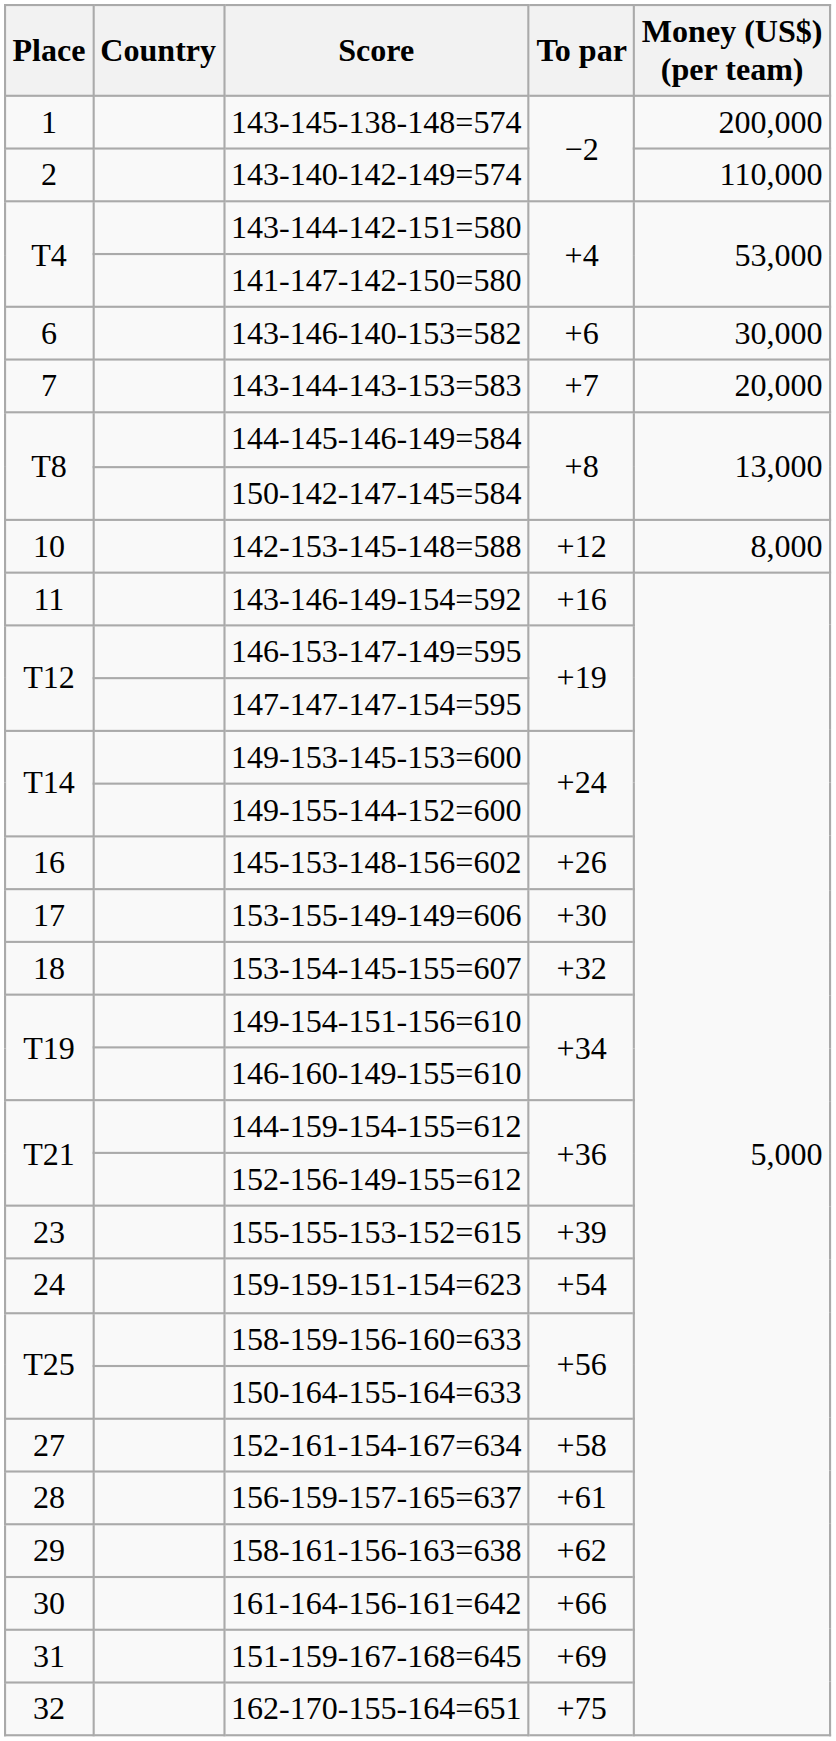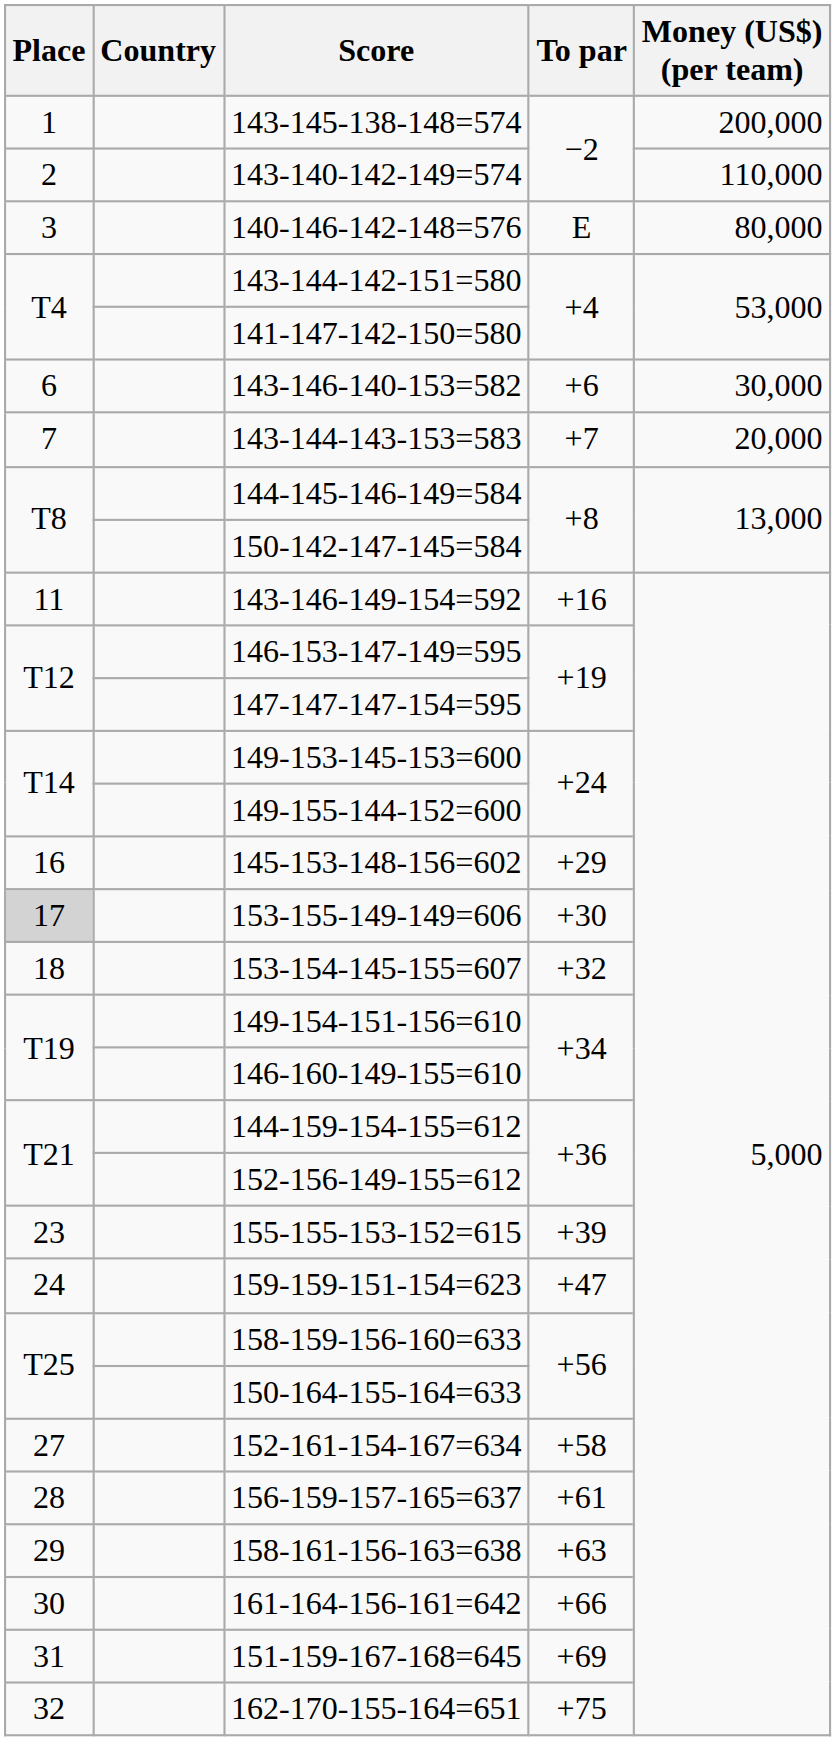+ row: (376, 227)
- row: (376, 545)
(582, 862) +26 -> (582, 862) +29
(49, 915) no background -> (49, 915) lightgrey background
(582, 1285) +54 -> (582, 1285) +47
(582, 1549) +62 -> (582, 1549) +63
